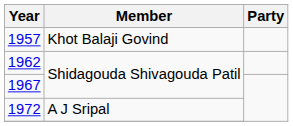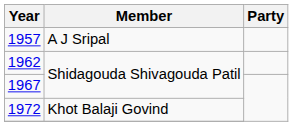(108, 39) Khot Balaji Govind -> (78, 39) A J Sripal
(78, 109) A J Sripal -> (108, 109) Khot Balaji Govind
